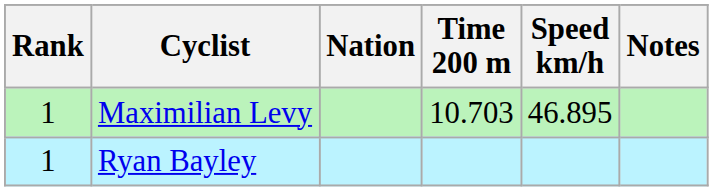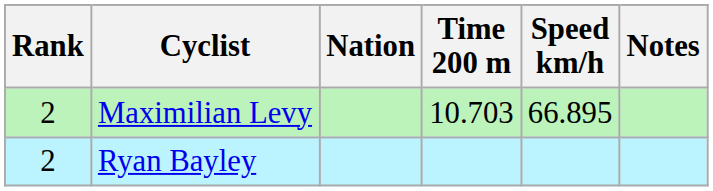(48, 112) 1 -> (48, 112) 2
(570, 112) 46.895 -> (570, 112) 66.895
(48, 160) 1 -> (48, 160) 2
